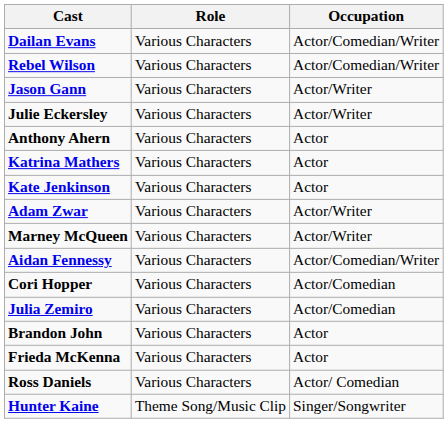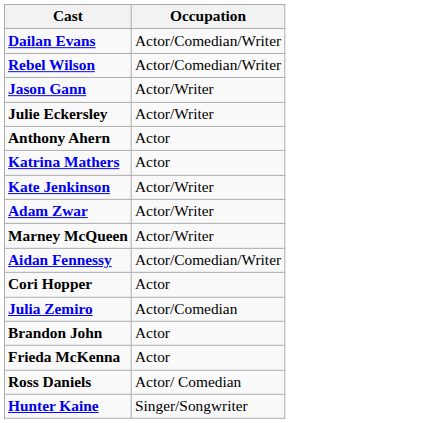- column: (210, 16)
(311, 187) Actor -> (174, 187) Actor/Writer
(344, 284) Actor/Comedian -> (152, 284) Actor
